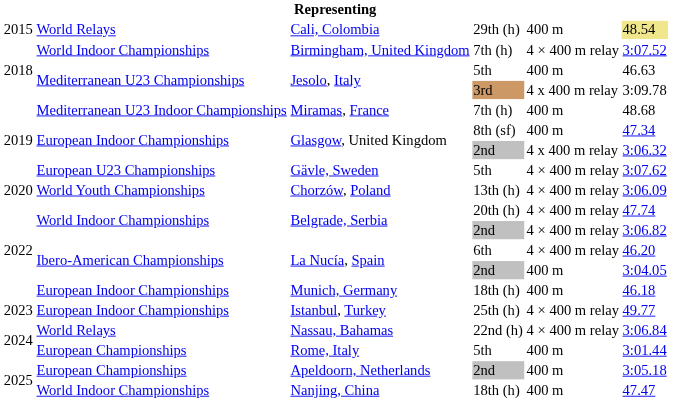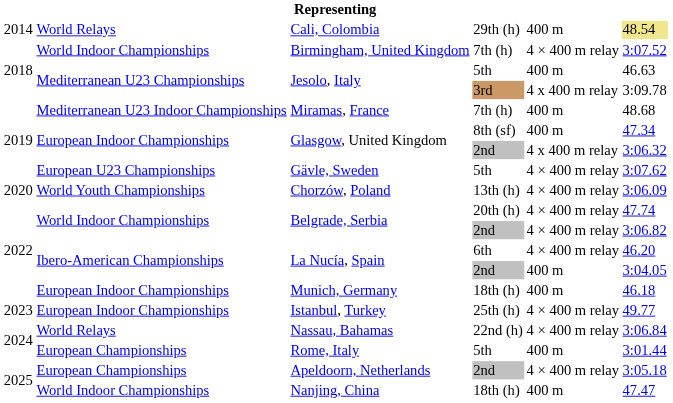(18, 29) 2015 -> (18, 29) 2014
(545, 370) 400 m -> (573, 370) 4 × 400 m relay
